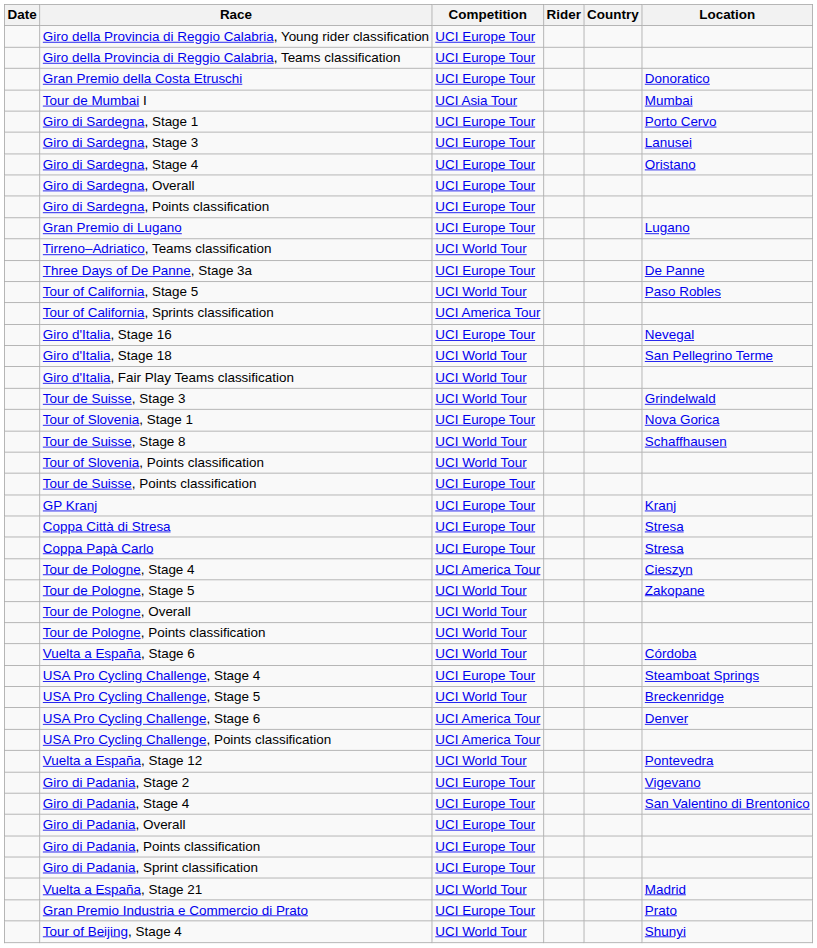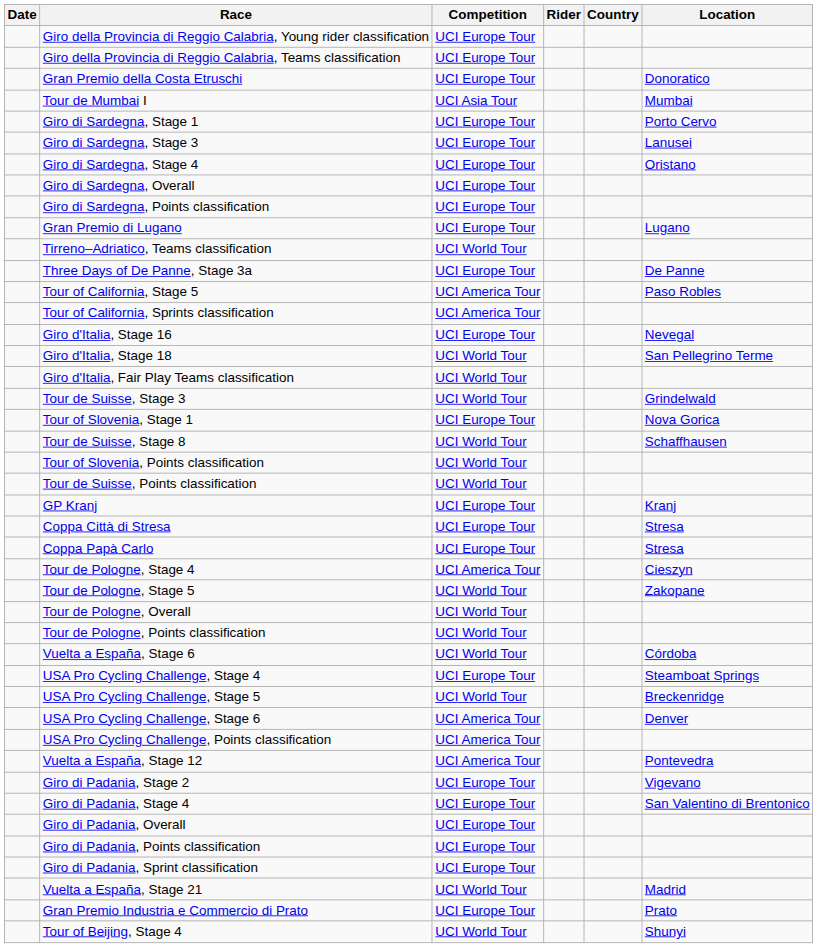(481, 292) UCI World Tour -> (488, 292) UCI America Tour
(485, 484) UCI Europe Tour -> (481, 484) UCI World Tour
(481, 761) UCI World Tour -> (488, 761) UCI America Tour
